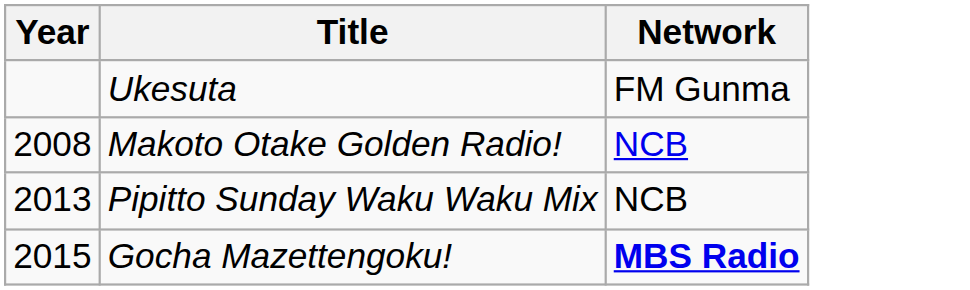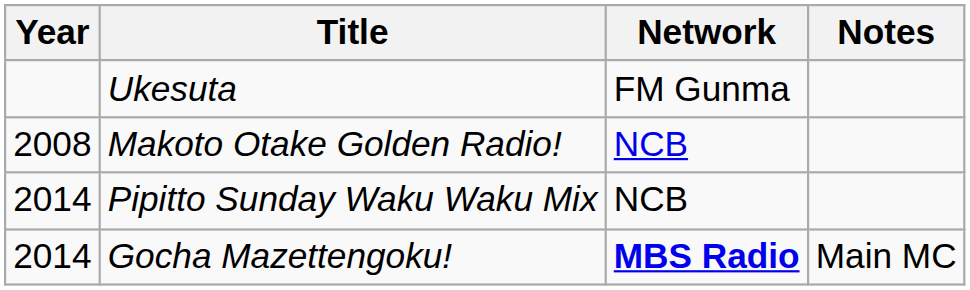+ column: (886, 32)
(52, 199) 2013 -> (52, 199) 2014
(52, 255) 2015 -> (52, 255) 2014
